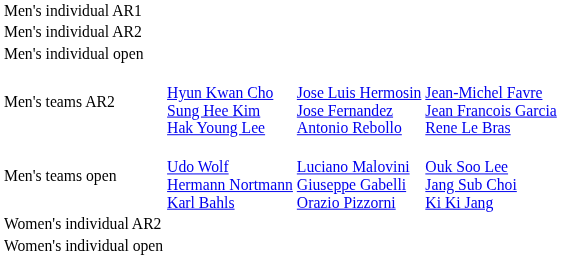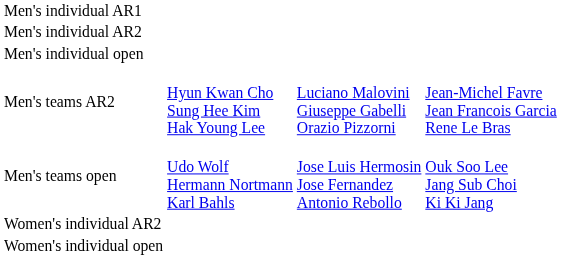(359, 110) Jose Luis Hermosin Jose Fernandez Antonio Rebollo -> (353, 110) Luciano Malovini Giuseppe Gabelli Orazio Pizzorni
(353, 185) Luciano Malovini Giuseppe Gabelli Orazio Pizzorni -> (359, 185) Jose Luis Hermosin Jose Fernandez Antonio Rebollo
